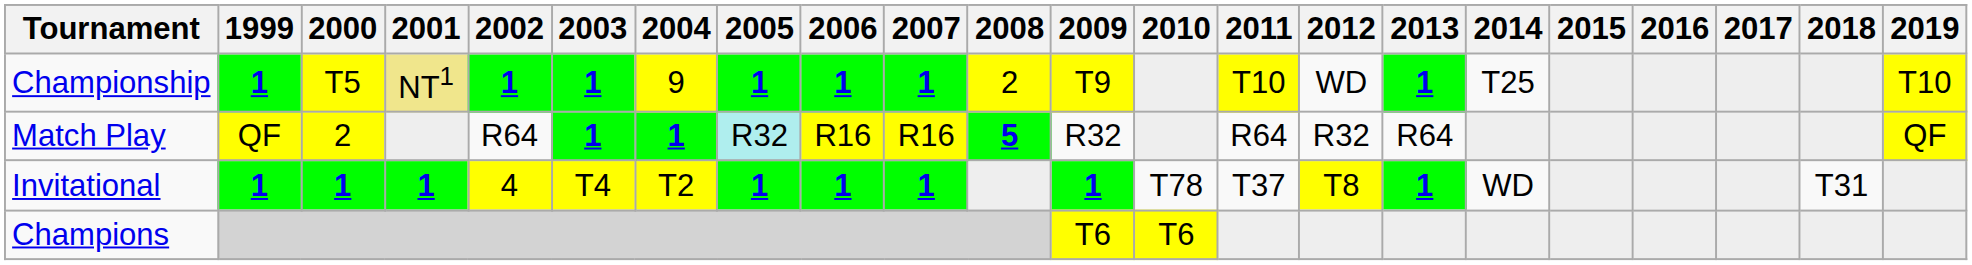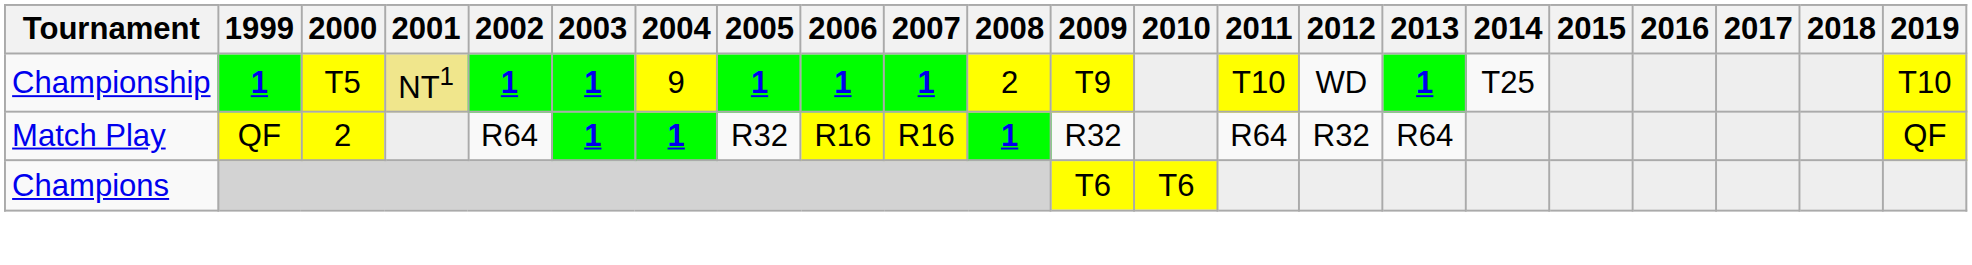(760, 135) paleturquoise background -> (760, 135) no background
(1010, 135) 5 -> (1010, 135) 1
- row: (86, 185)
